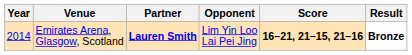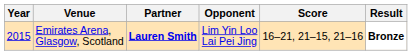(19, 36) 2014 -> (19, 36) 2015
(313, 36) bold -> (313, 36) normal
